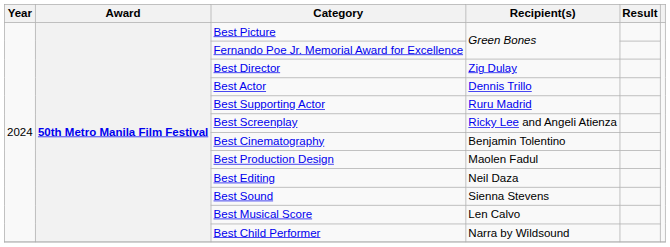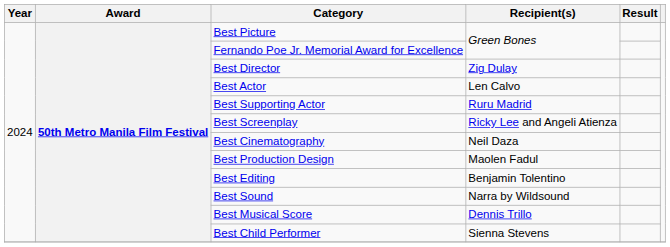(500, 86) Dennis Trillo -> (494, 86) Len Calvo
(517, 141) Benjamin Tolentino -> (493, 141) Neil Daza
(493, 178) Neil Daza -> (517, 178) Benjamin Tolentino
(509, 196) Sienna Stevens -> (519, 196) Narra by Wildsound
(494, 214) Len Calvo -> (500, 214) Dennis Trillo
(519, 232) Narra by Wildsound -> (509, 232) Sienna Stevens
